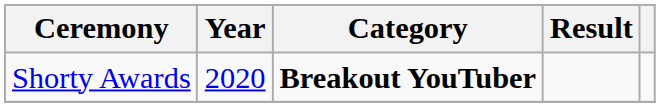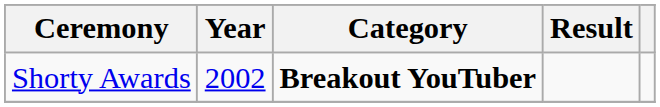(235, 76) 2020 -> (235, 76) 2002
